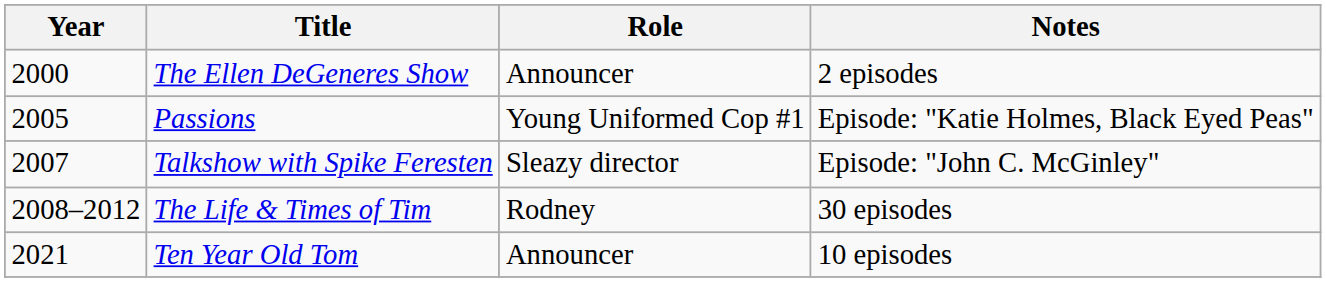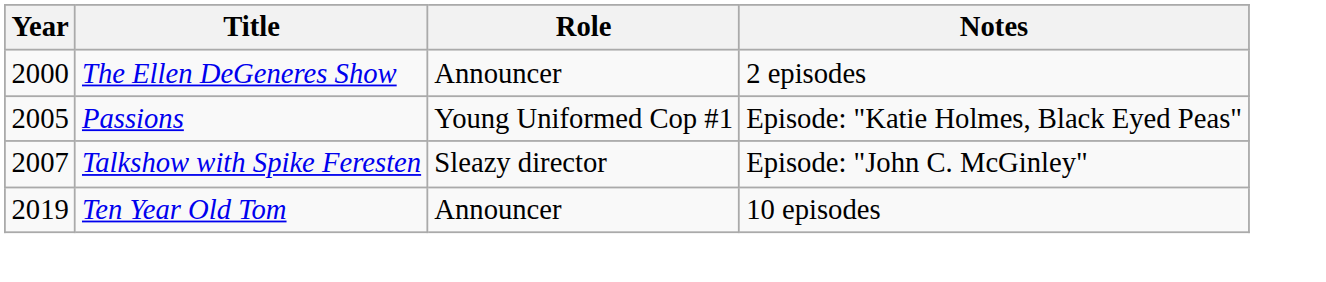- row: (292, 208)
(40, 254) 2021 -> (40, 208) 2019
